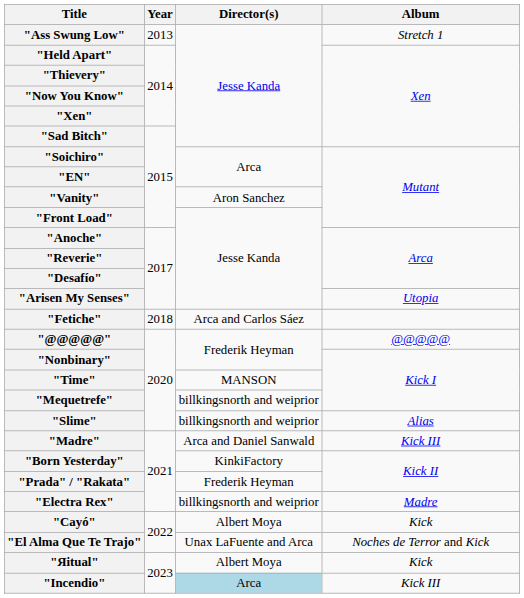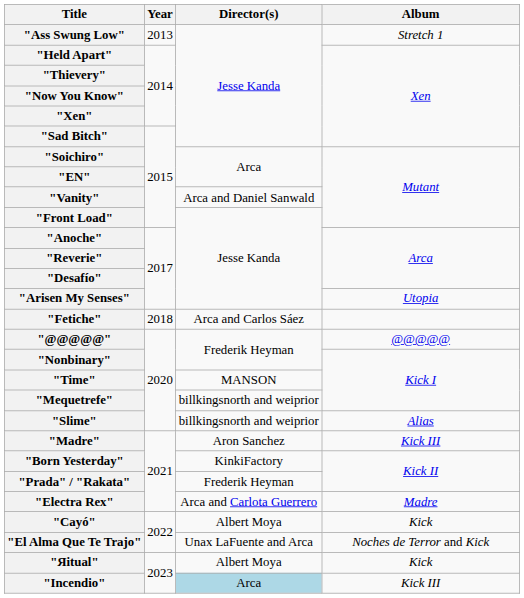(249, 197) Aron Sanchez -> (249, 197) Arca and Daniel Sanwald
(249, 440) Arca and Daniel Sanwald -> (249, 440) Aron Sanchez
(249, 501) billkingsnorth and weiprior -> (249, 501) Arca and Carlota Guerrero
